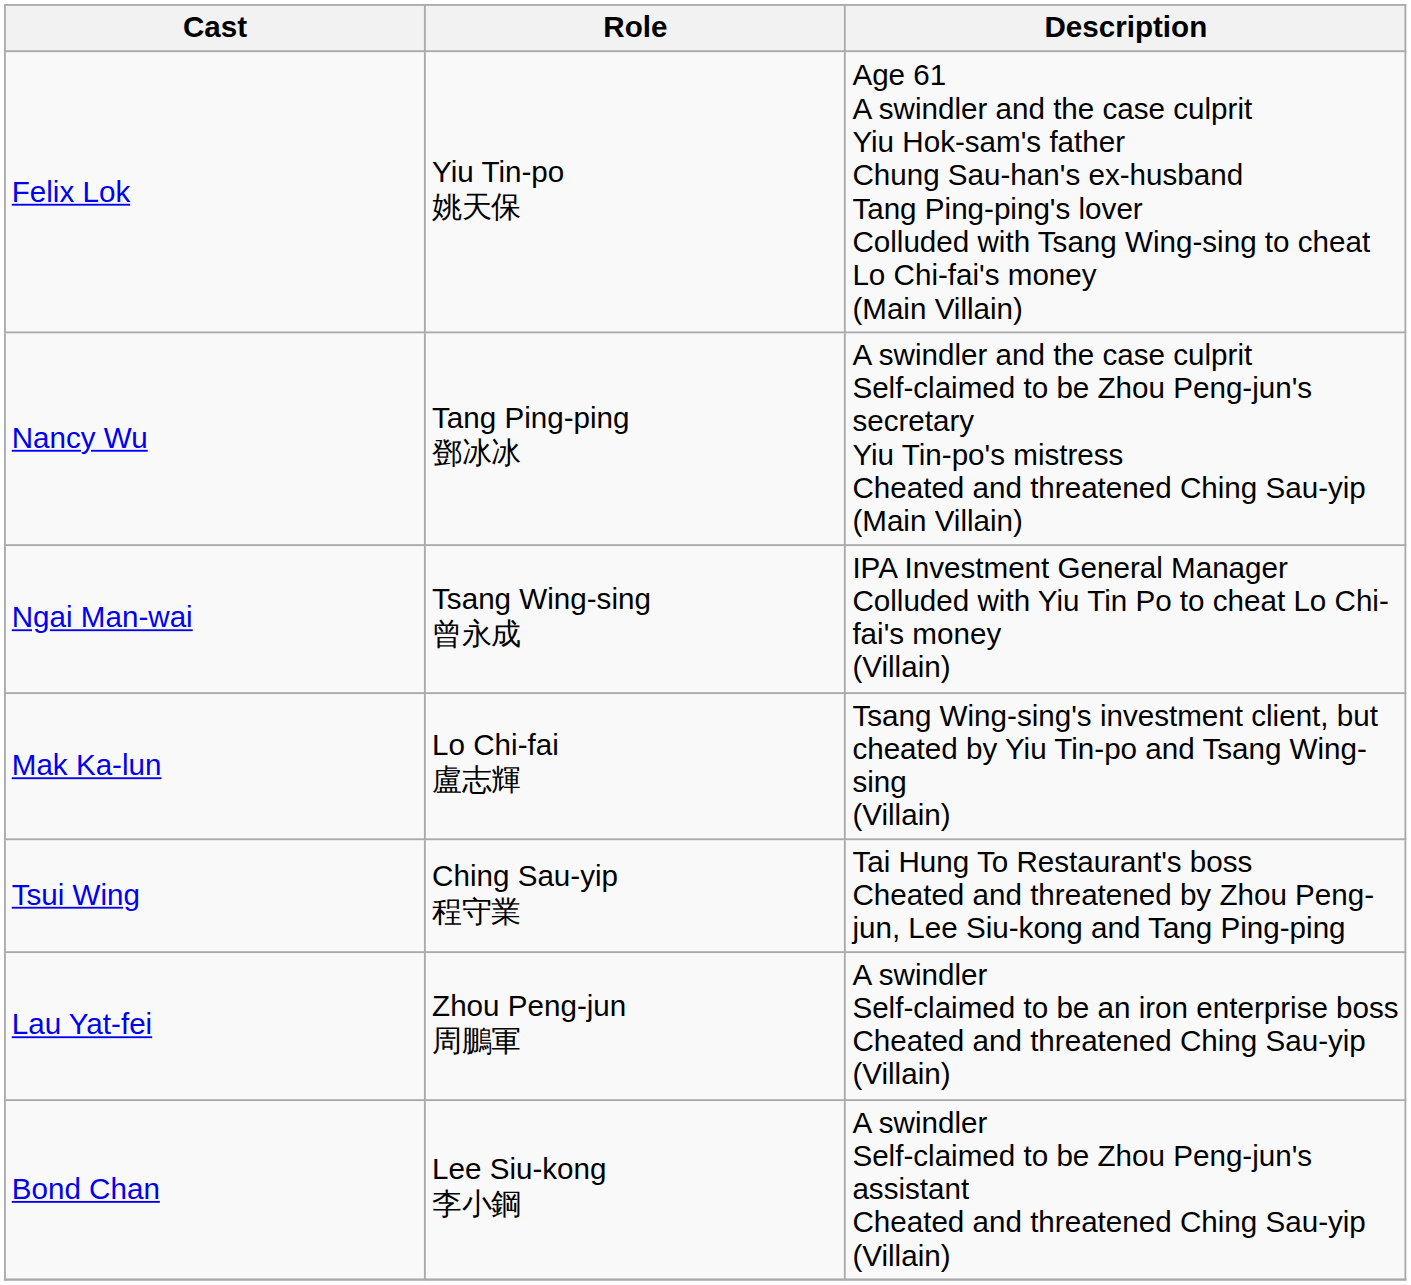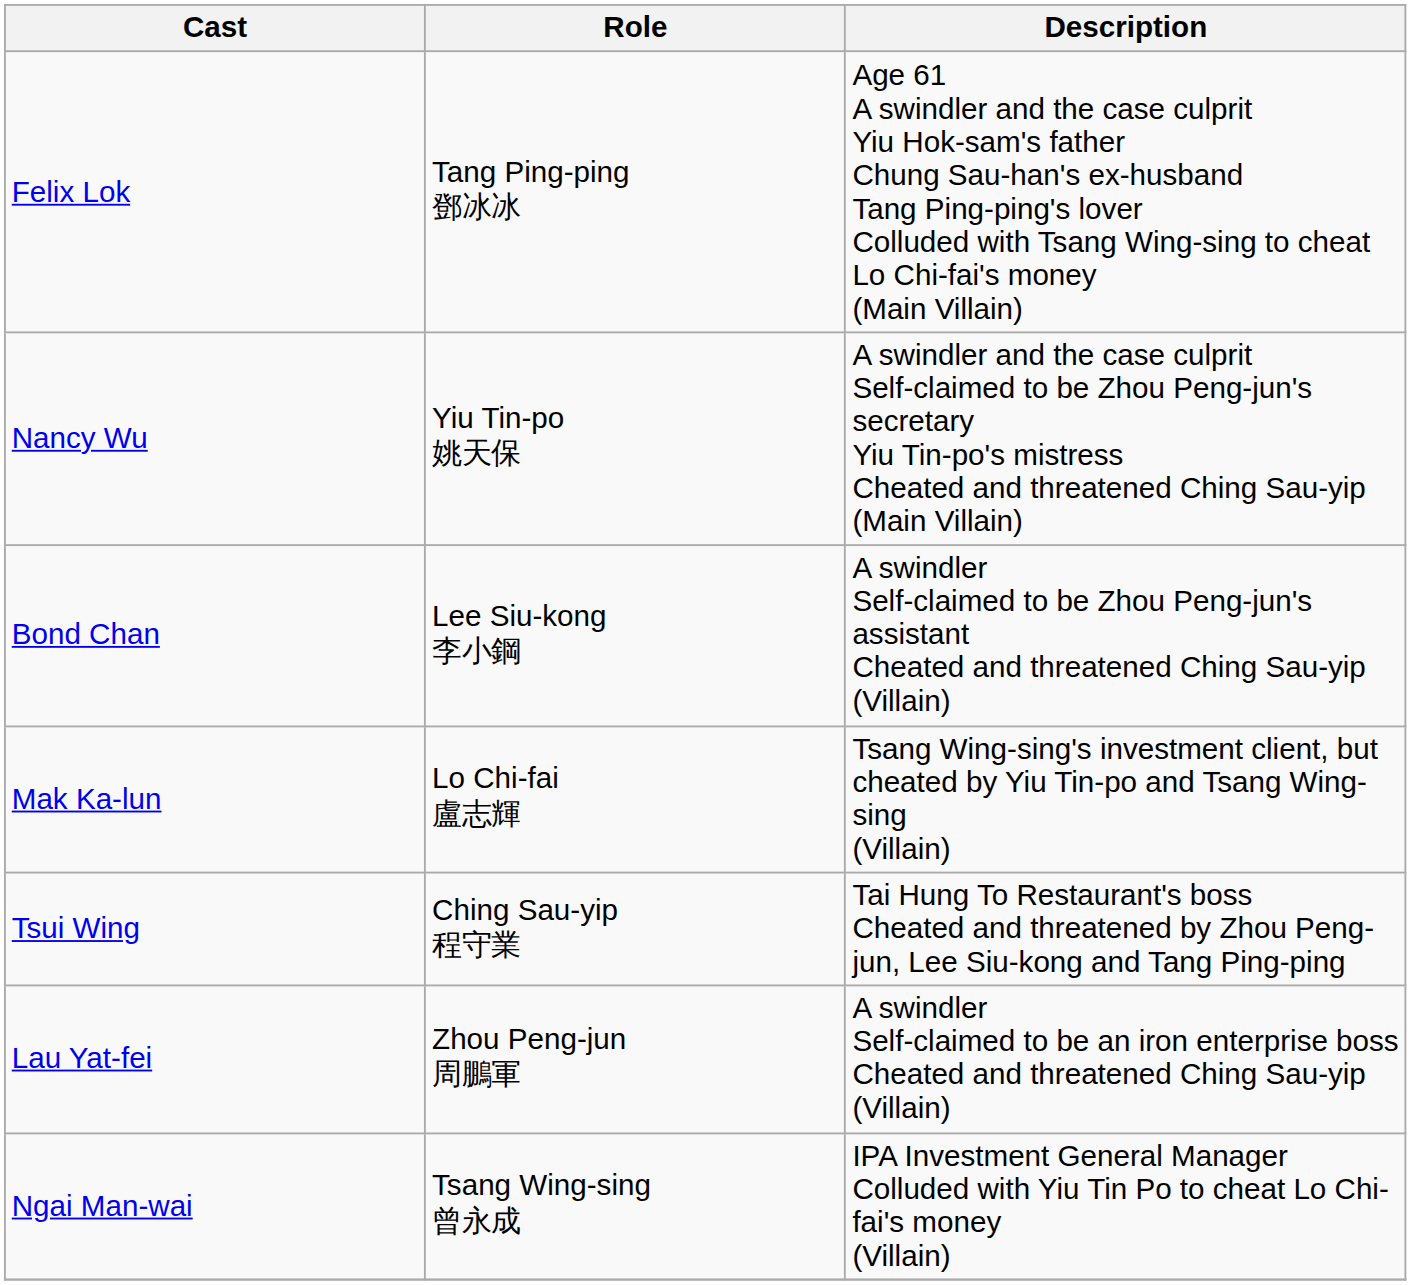(498, 189) Yiu Tin-po 姚天保 -> (531, 189) Tang Ping-ping 鄧冰冰
(531, 436) Tang Ping-ping 鄧冰冰 -> (498, 436) Yiu Tin-po 姚天保
rows swapped: (102, 618) <-> (86, 1189)
